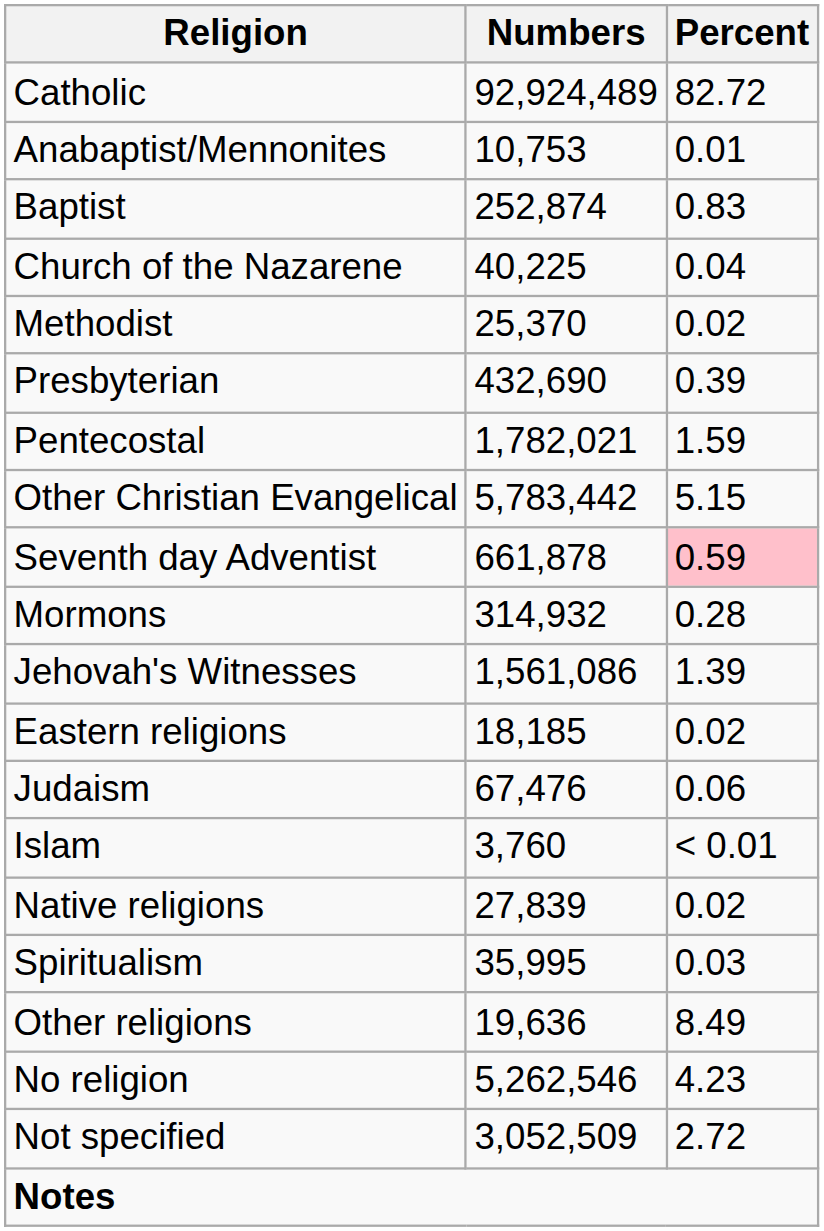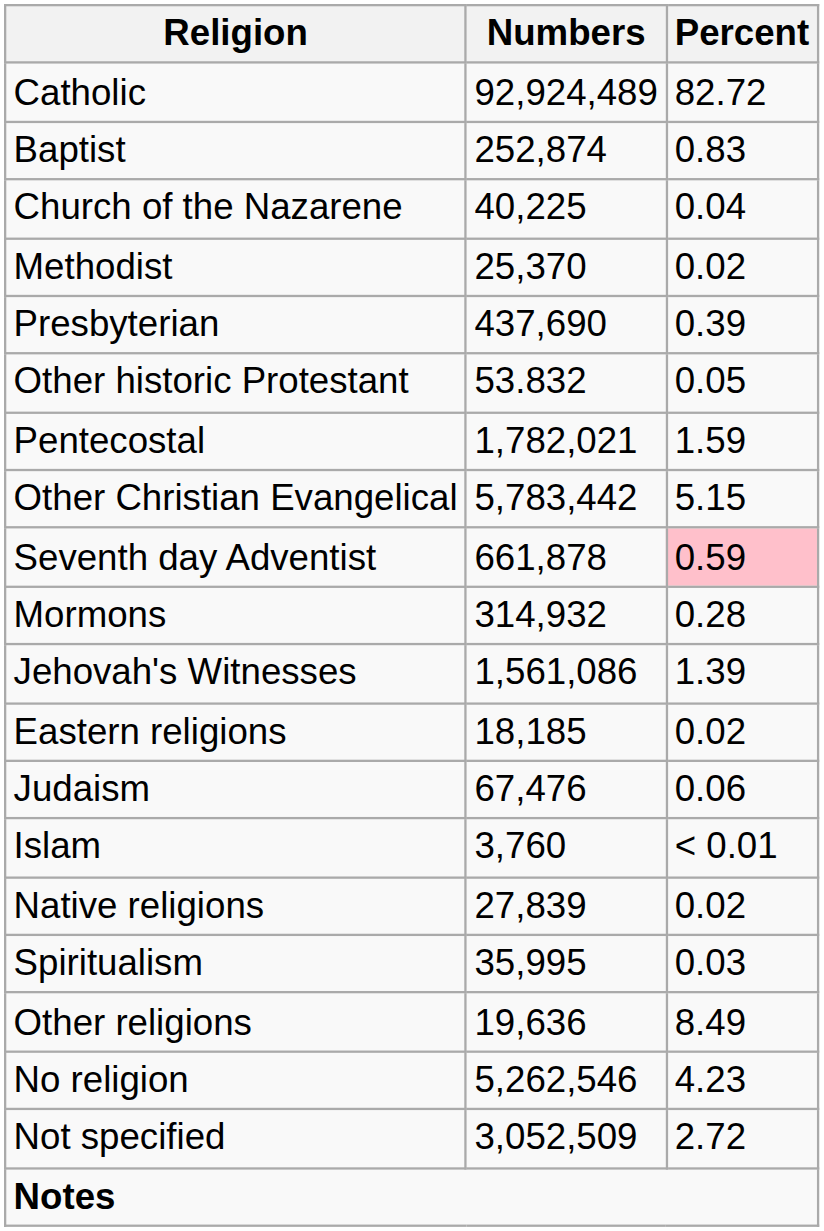- row: (200, 149)
(541, 382) 432,690 -> (541, 324) 437,690
+ row: (211, 382)
